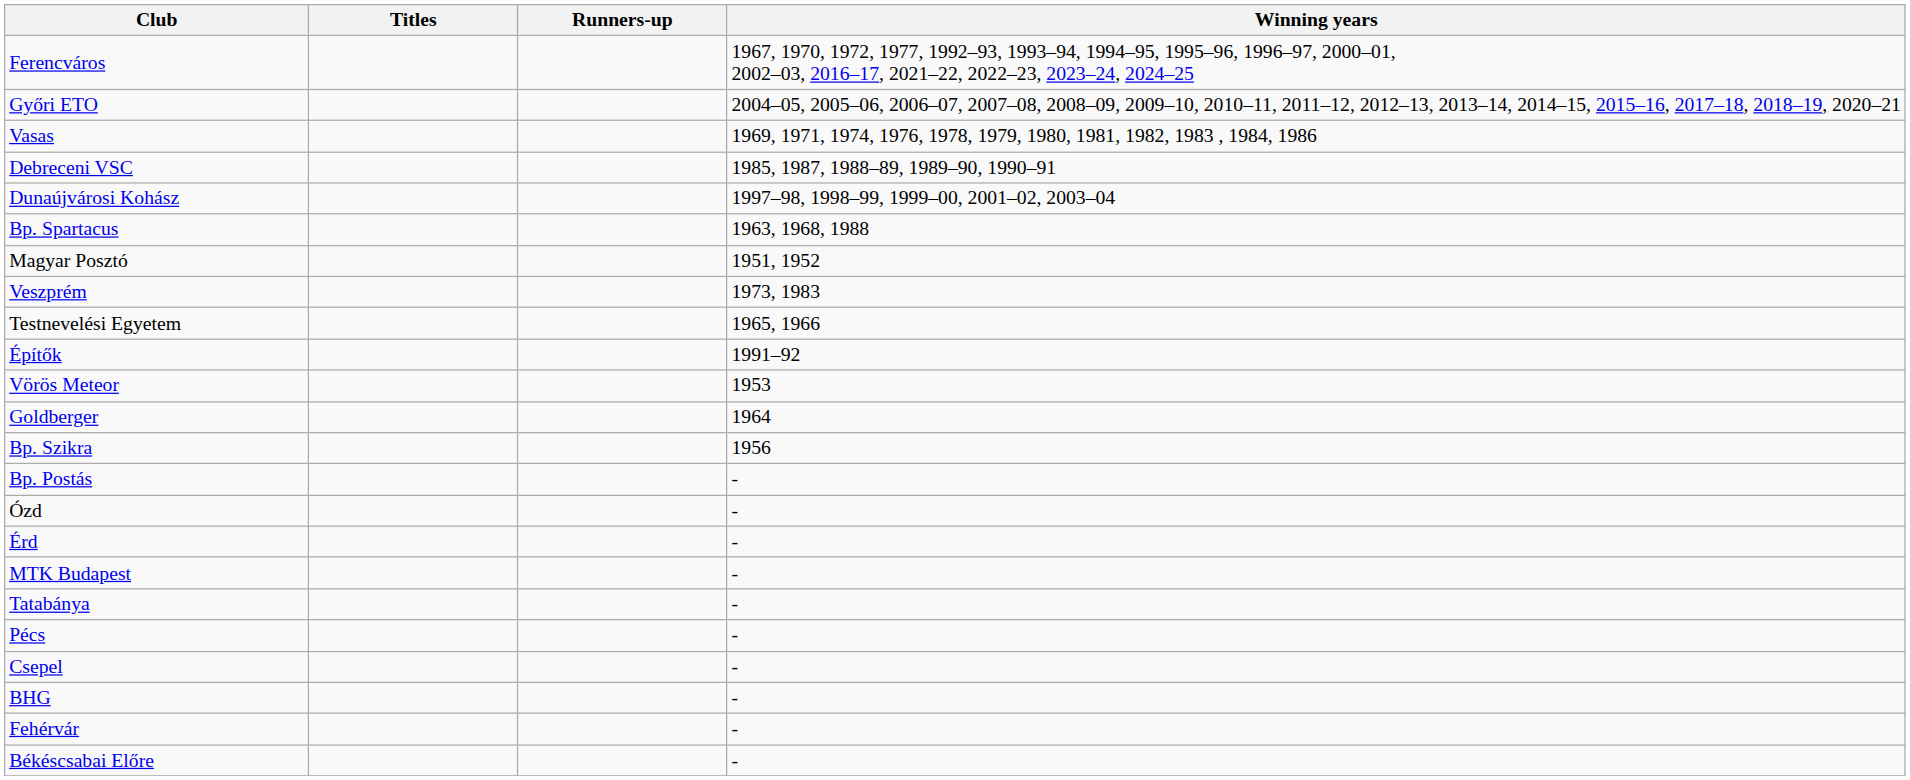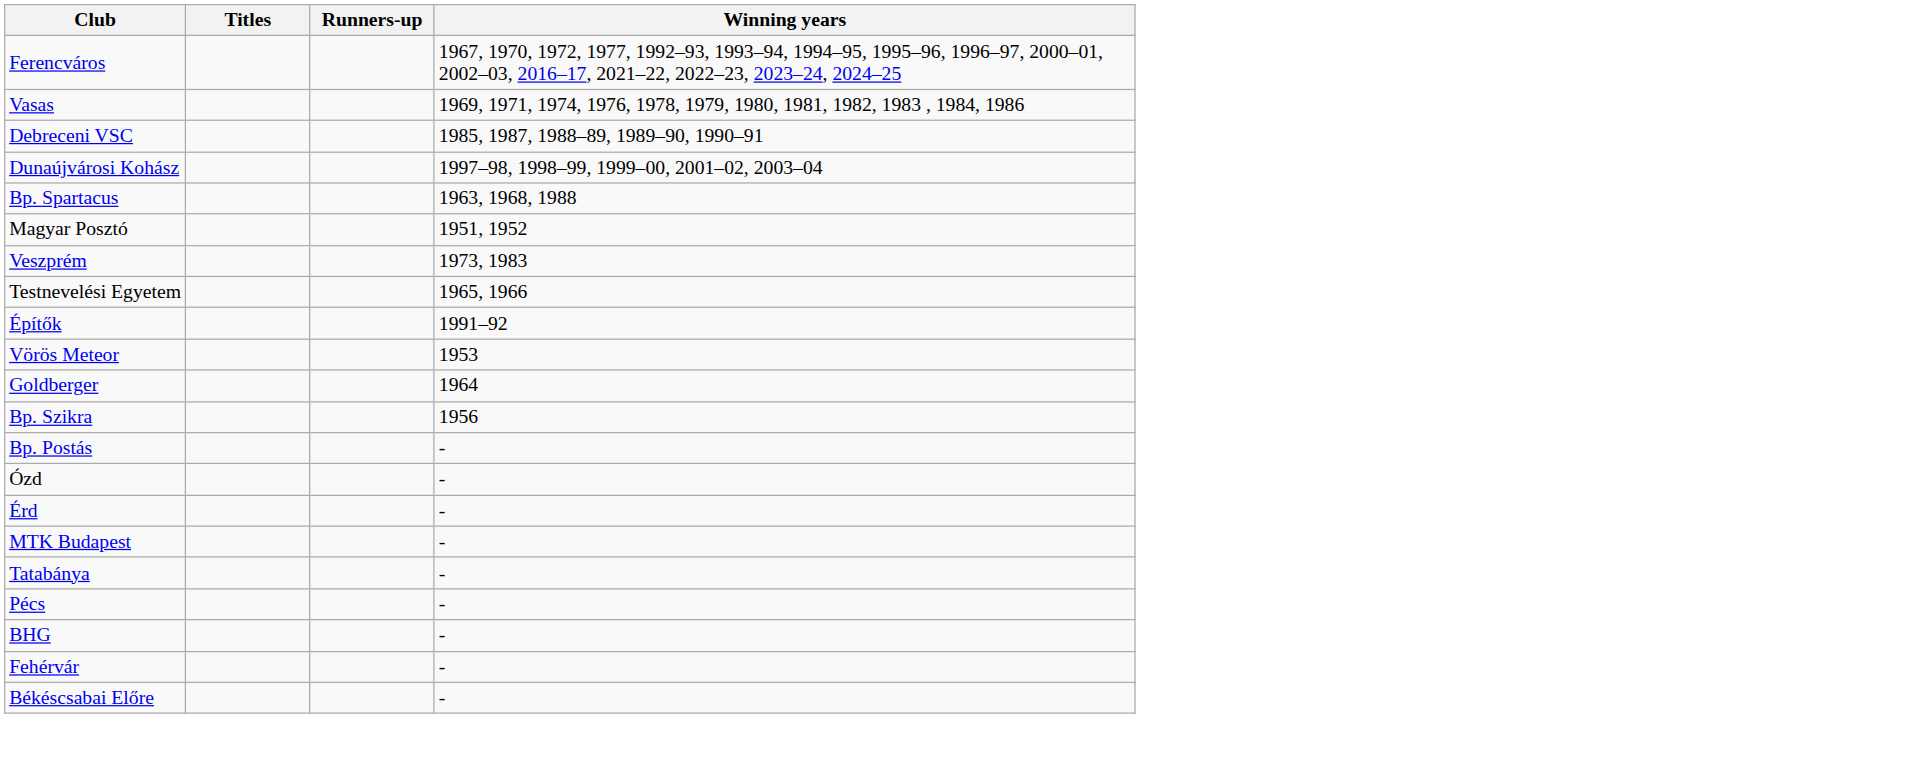- row: (54, 104)
- row: (36, 666)
